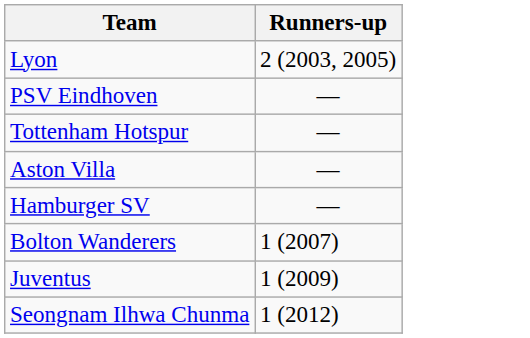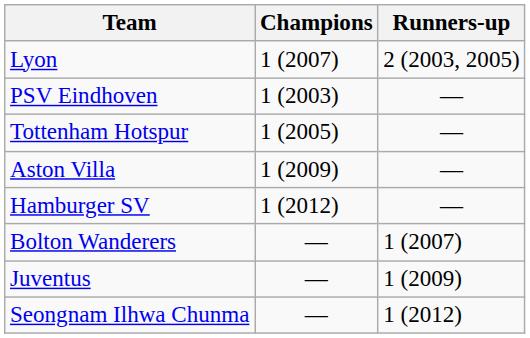+ column: (316, 22)
